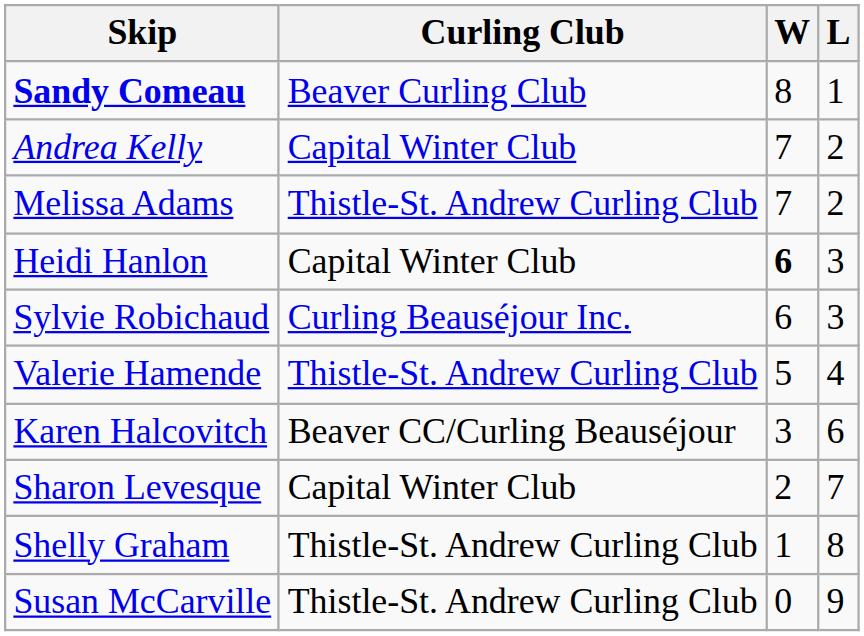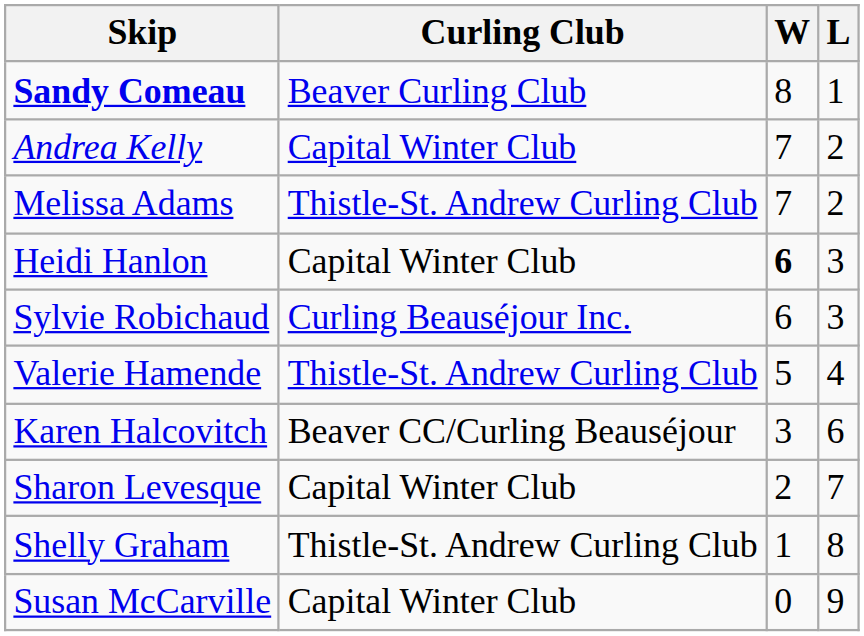(523, 601) Thistle-St. Andrew Curling Club -> (432, 601) Capital Winter Club
